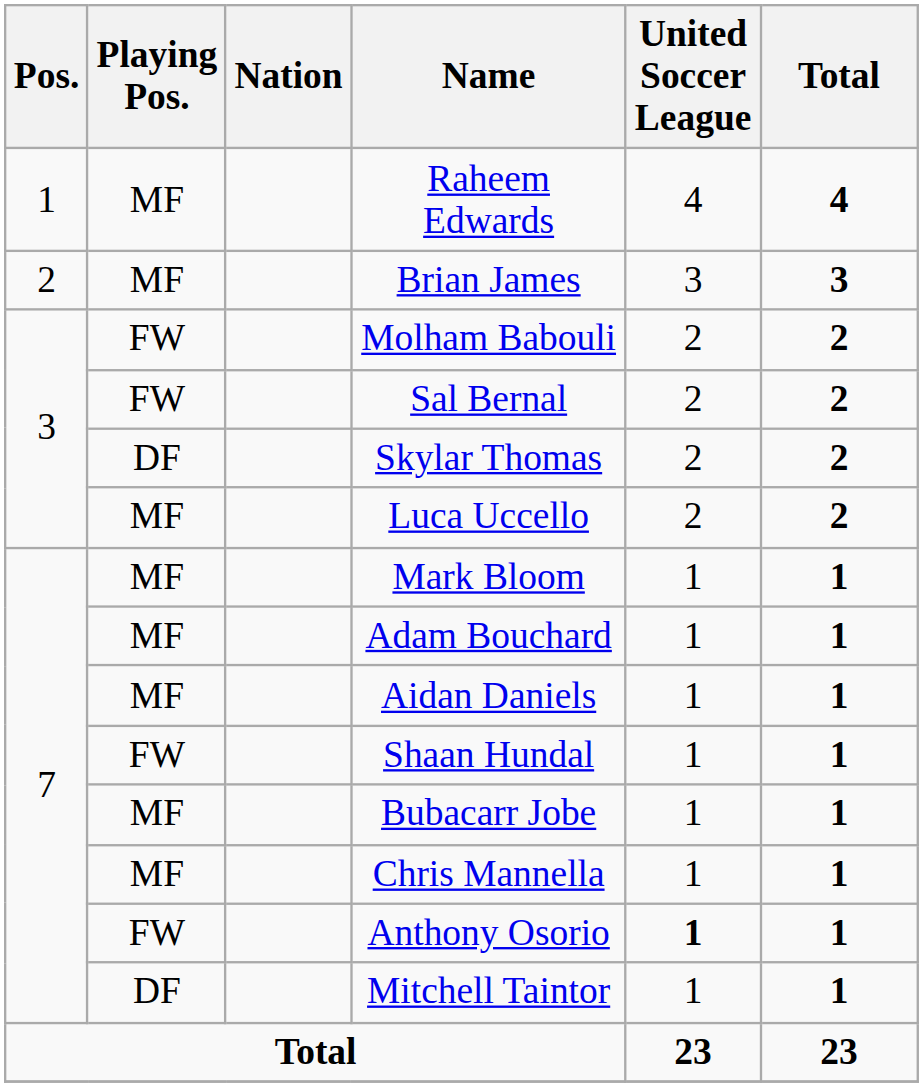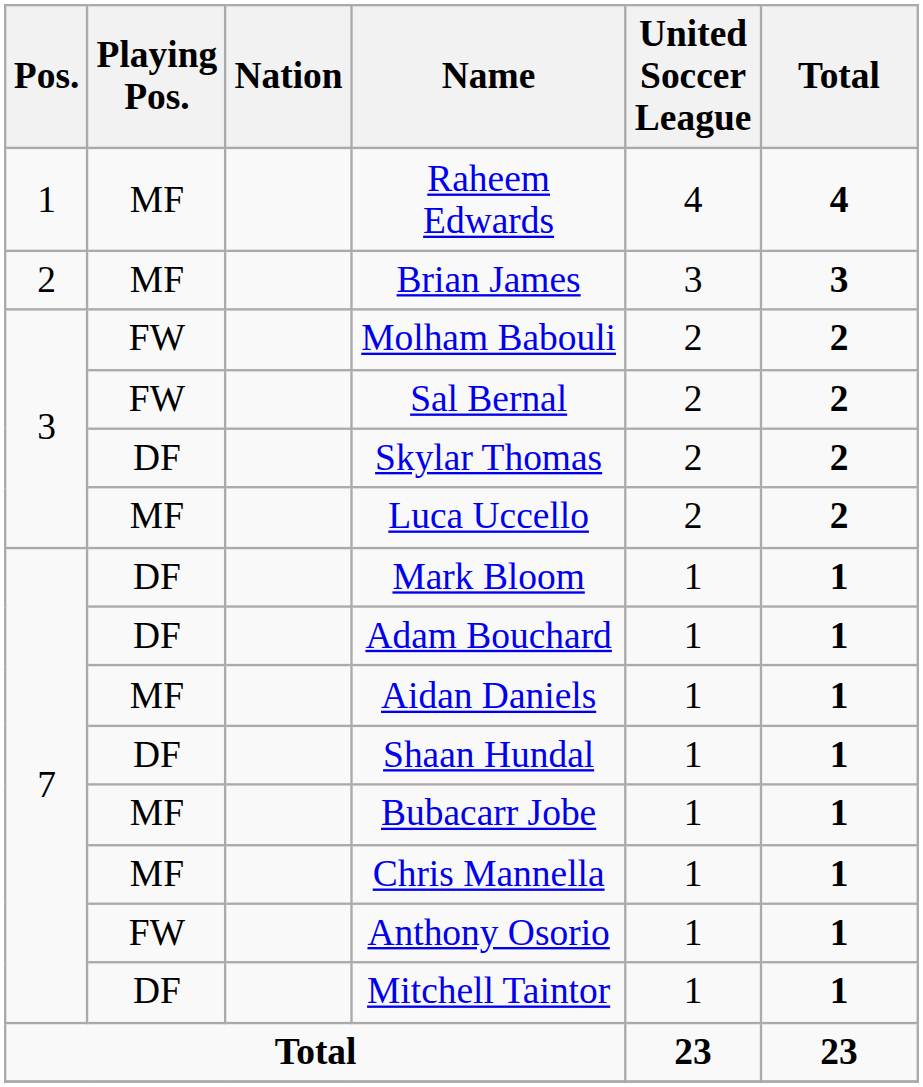(157, 576) MF -> (157, 576) DF
(157, 635) MF -> (157, 635) DF
(157, 754) FW -> (157, 754) DF
(693, 932) bold -> (693, 932) normal
